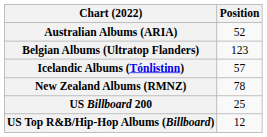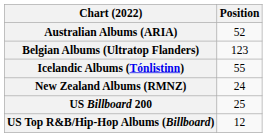(240, 68) 57 -> (240, 68) 55
(240, 86) 78 -> (240, 86) 24
